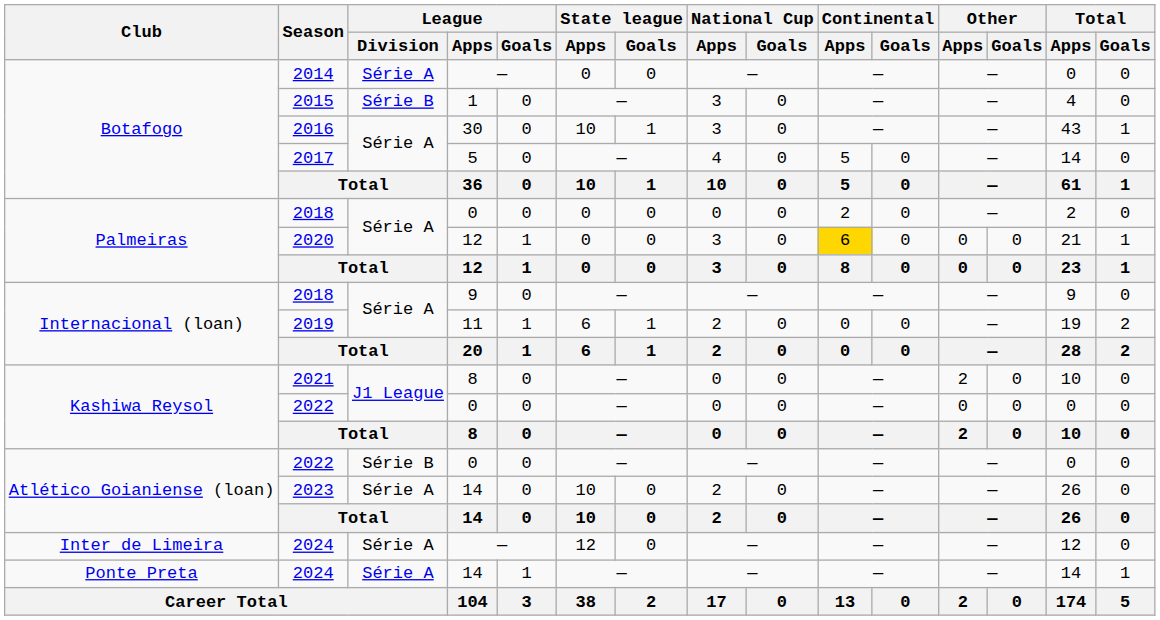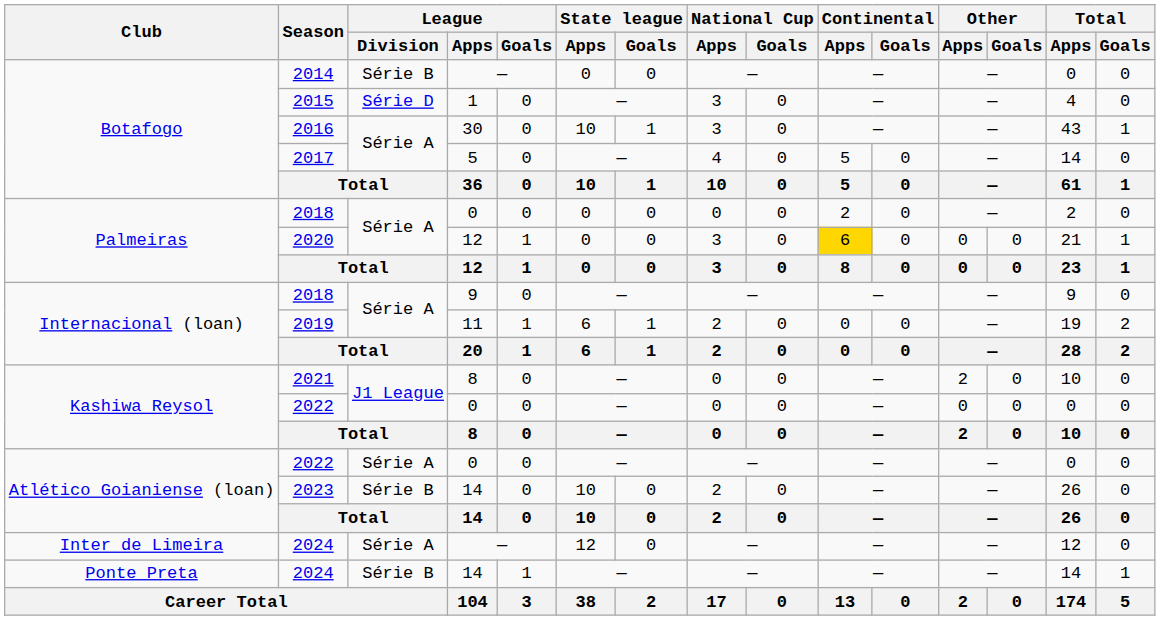(398, 74) Série A -> (398, 74) Série B
(398, 102) Série B -> (398, 102) Série D
(398, 463) Série B -> (398, 463) Série A
(398, 490) Série A -> (398, 490) Série B
(398, 574) Série A -> (398, 574) Série B
